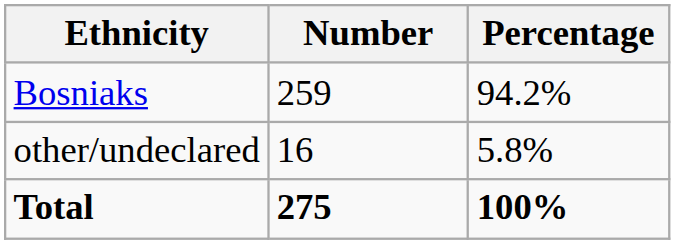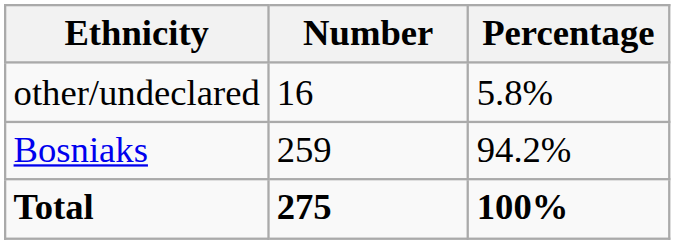rows swapped: (81, 91) <-> (137, 149)
